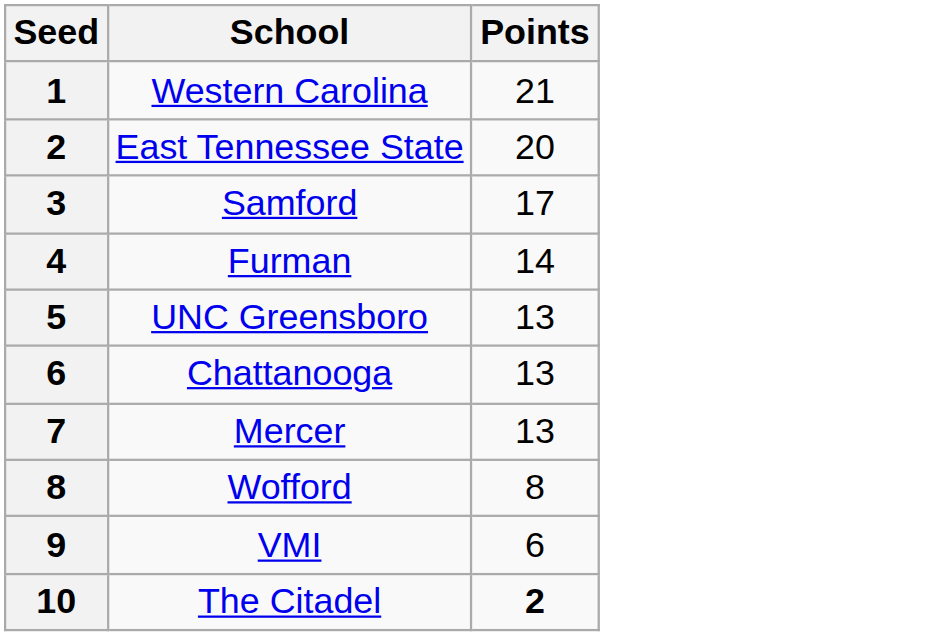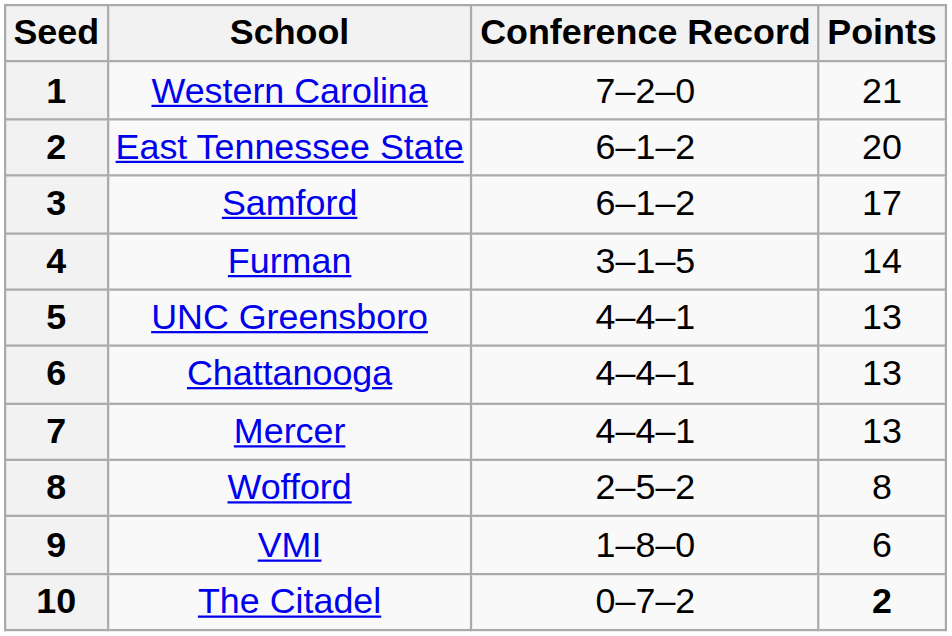+ column: (645, 32)
